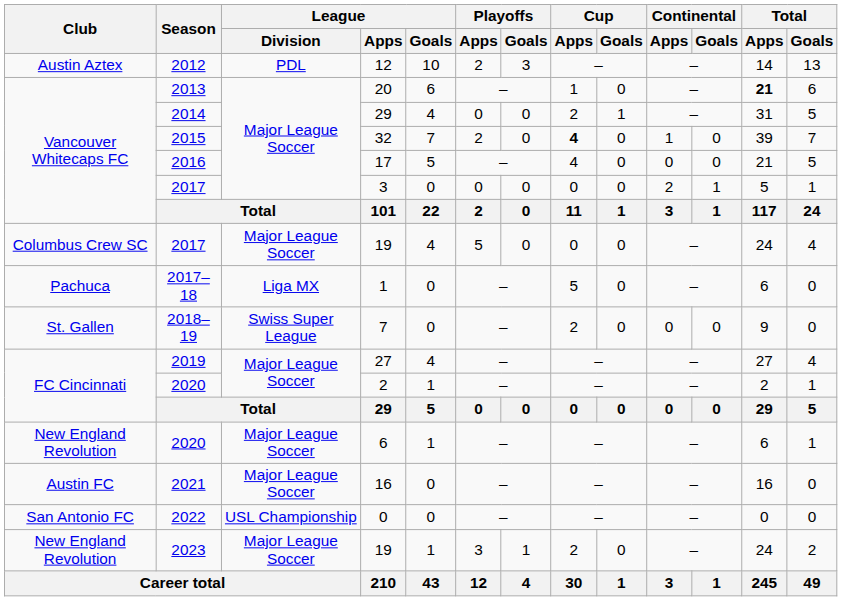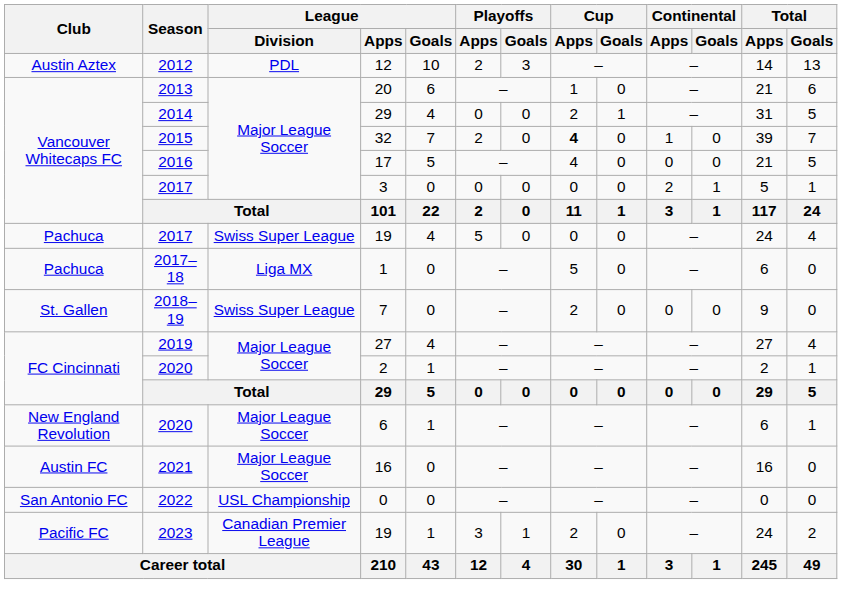(764, 89) bold -> (764, 89) normal
(80, 244) Columbus Crew SC -> (74, 235) Pachuca
(291, 244) Major League Soccer -> (284, 235) Swiss Super League
(80, 550) New England Revolution -> (74, 532) Pacific FC
(291, 550) Major League Soccer -> (284, 532) Canadian Premier League
